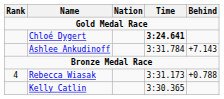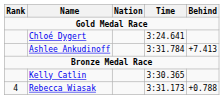(166, 37) bold -> (166, 37) normal
(203, 50) +7.143 -> (203, 50) +7.413
rows swapped: (58, 88) <-> (62, 75)
